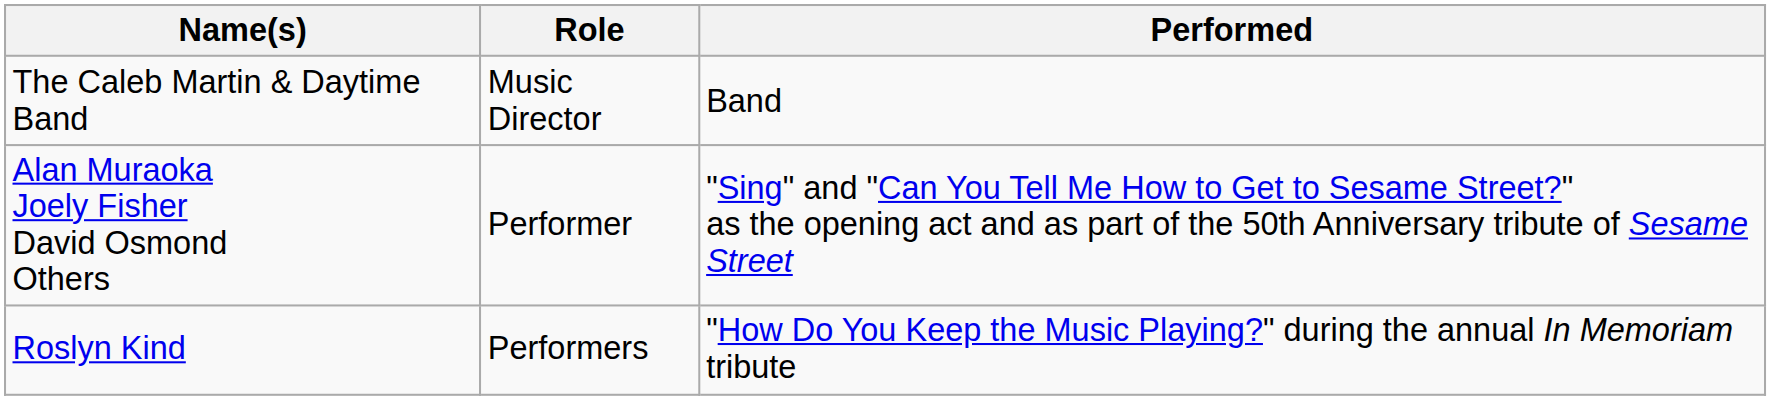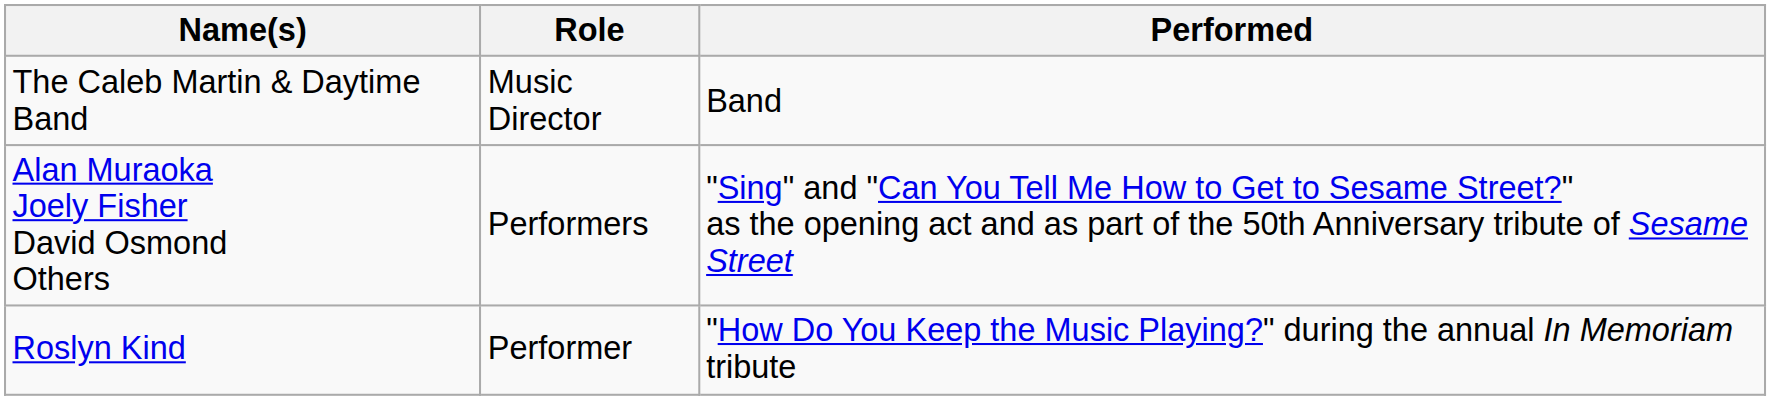(560, 224) Performer -> (568, 224) Performers
(568, 349) Performers -> (560, 349) Performer
